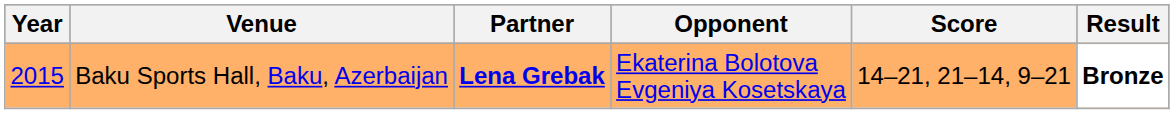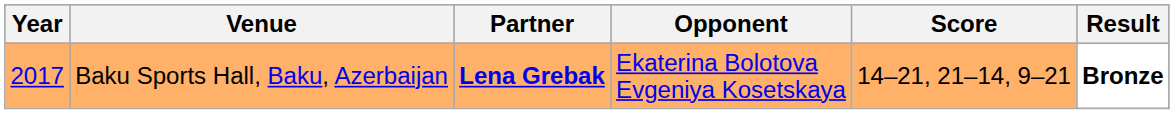(37, 76) 2015 -> (37, 76) 2017
